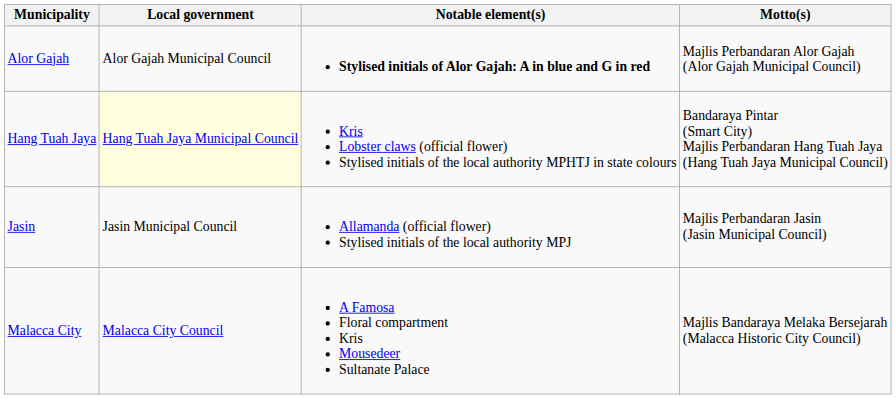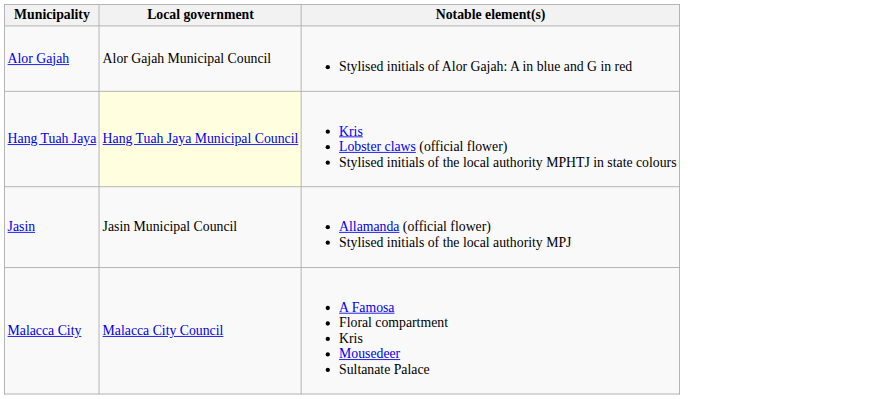- column: (785, 15)
(491, 66) bold -> (491, 66) normal
